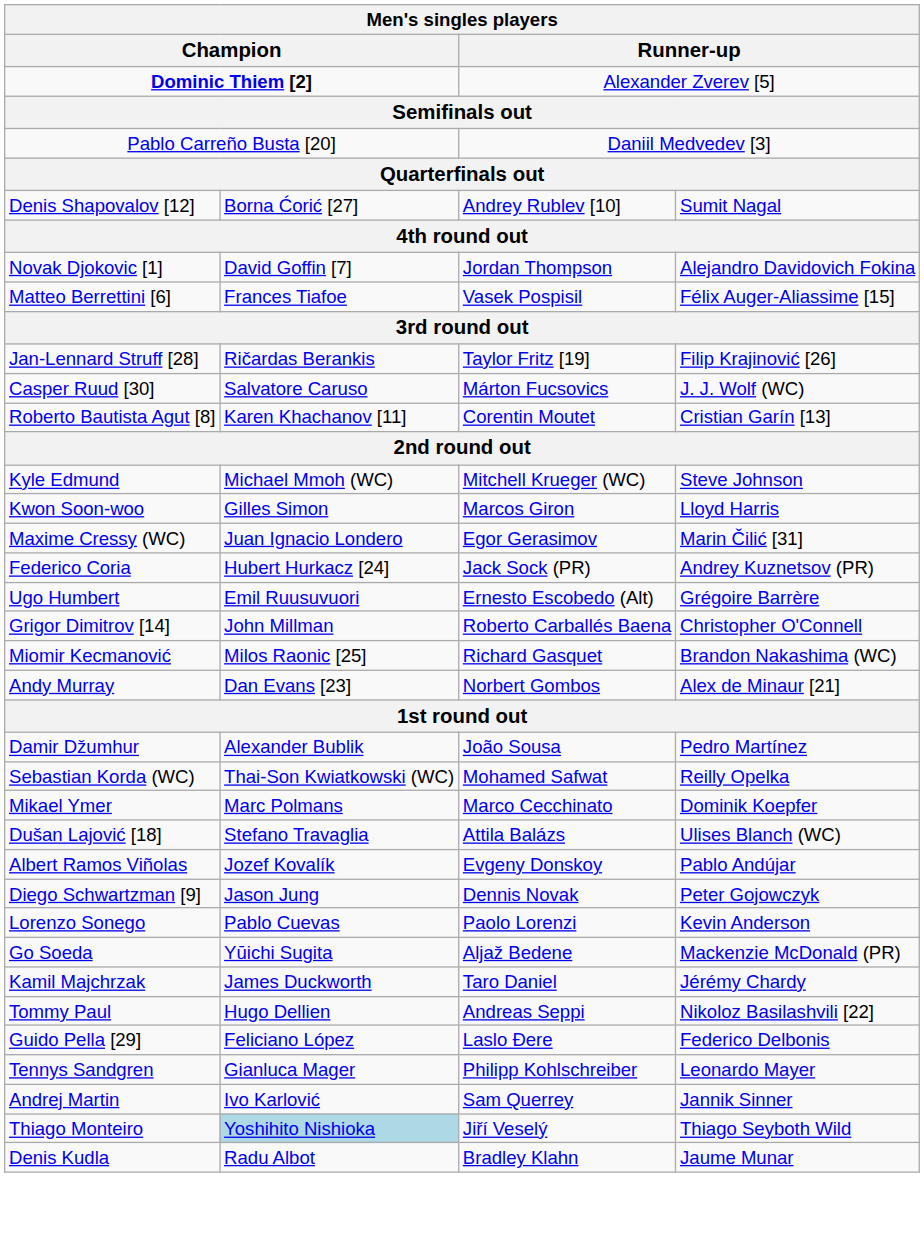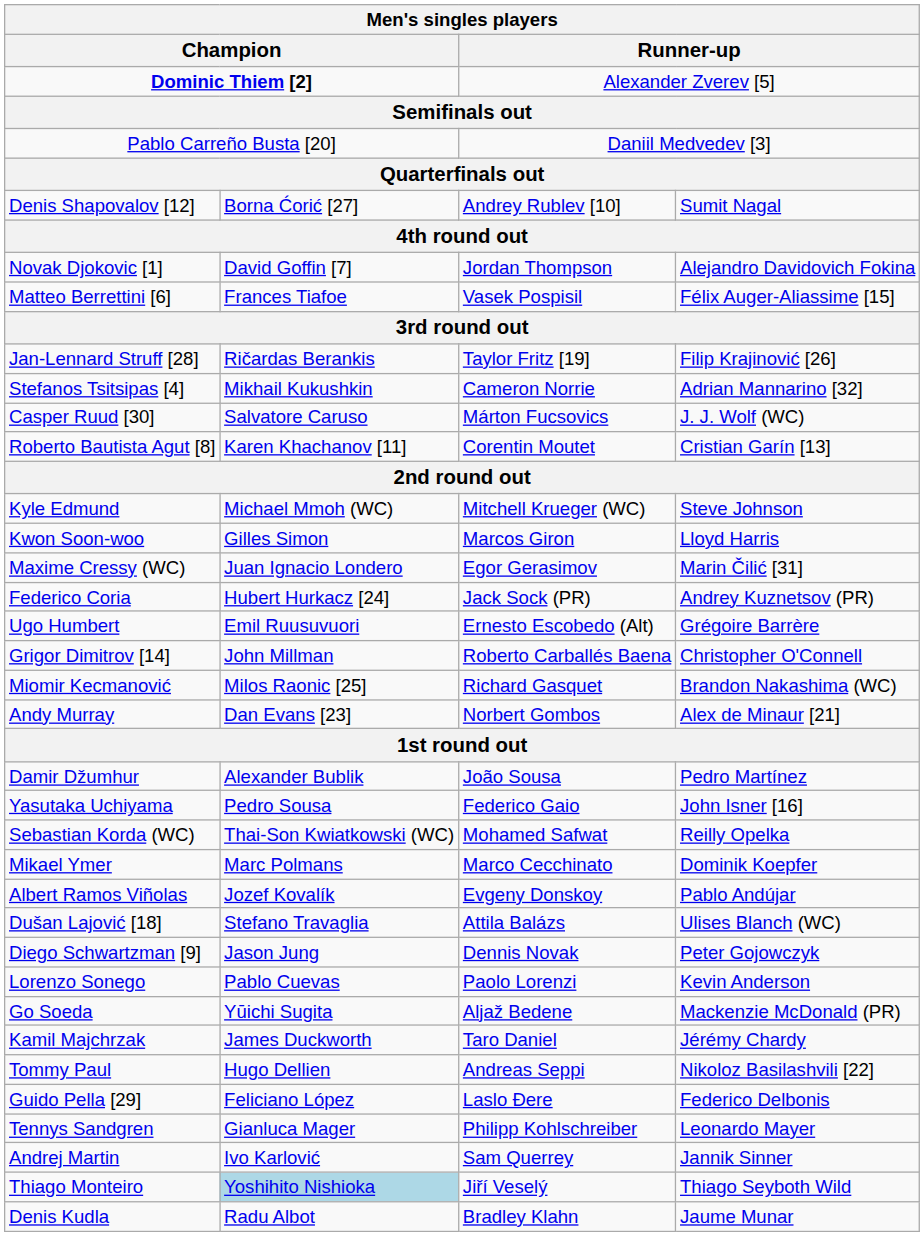+ row: (97, 388)
+ row: (91, 806)
rows swapped: (98, 865) <-> (85, 835)
